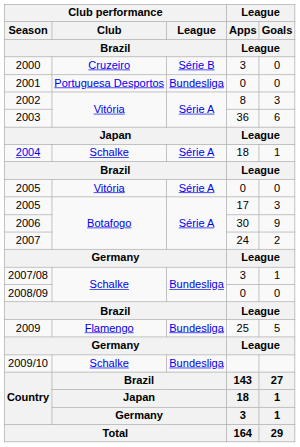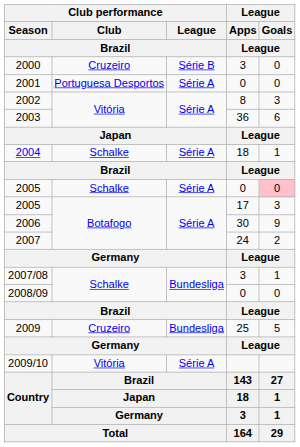(197, 83) Bundesliga -> (197, 83) Série A
(109, 188) Vitória -> (109, 188) Schalke
(277, 188) no background -> (277, 188) pink background
(109, 328) Flamengo -> (109, 328) Cruzeiro
(109, 363) Schalke -> (109, 363) Vitória
(197, 363) Bundesliga -> (197, 363) Série A
